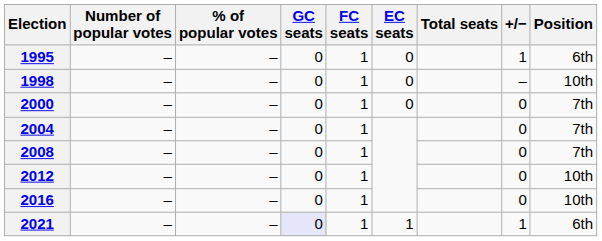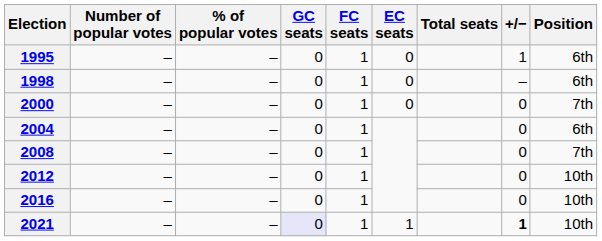(578, 81) 10th -> (583, 81) 6th
(583, 128) 7th -> (583, 128) 6th
(523, 224) normal -> (523, 224) bold
(583, 224) 6th -> (578, 224) 10th
